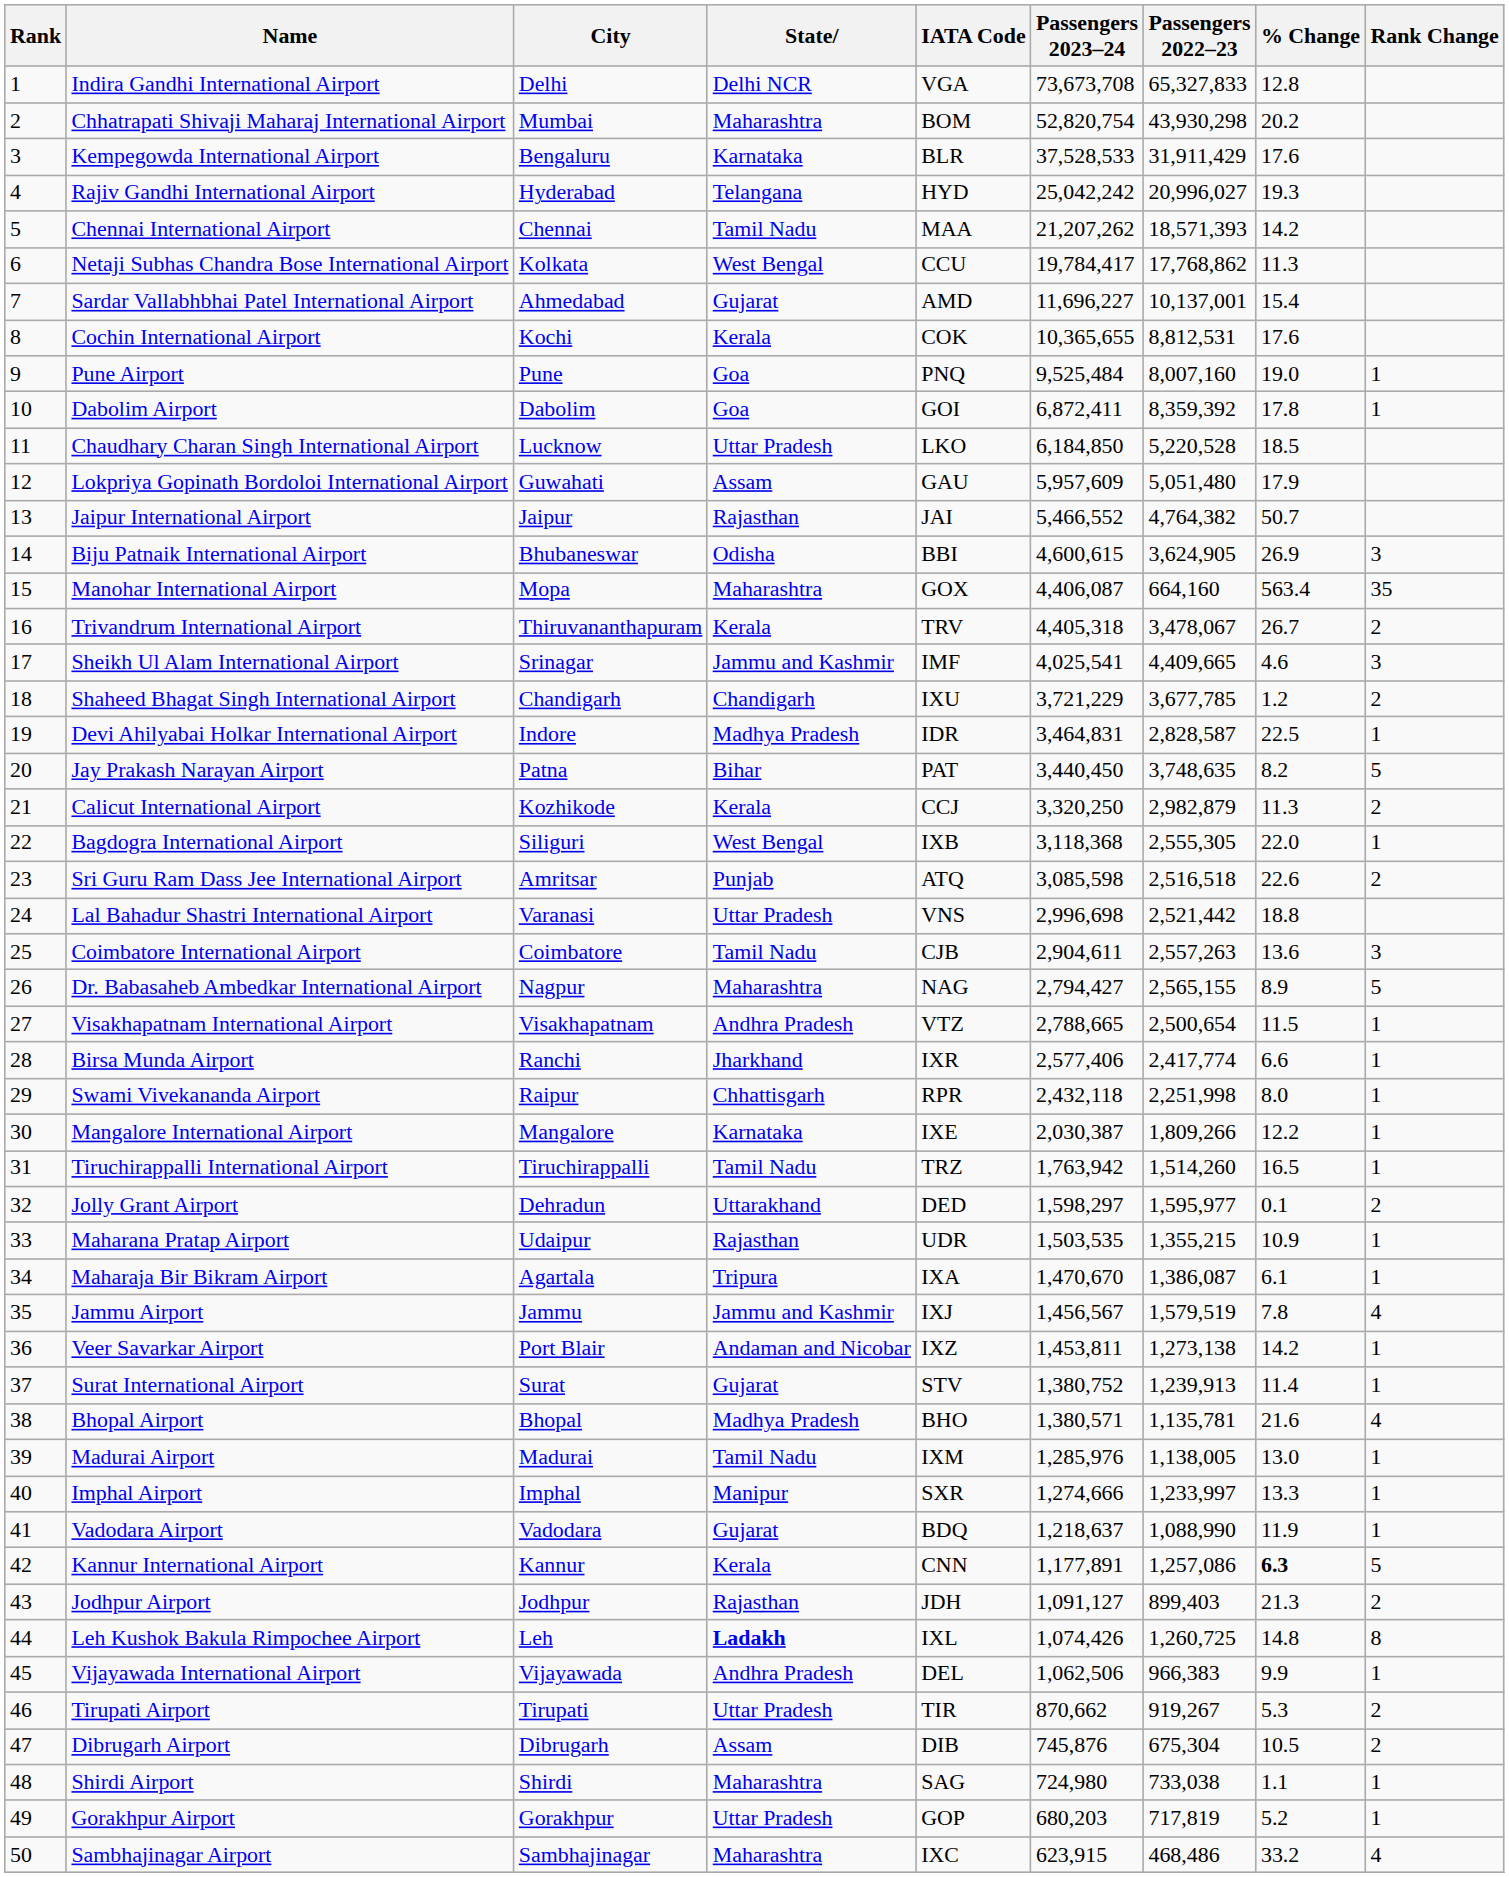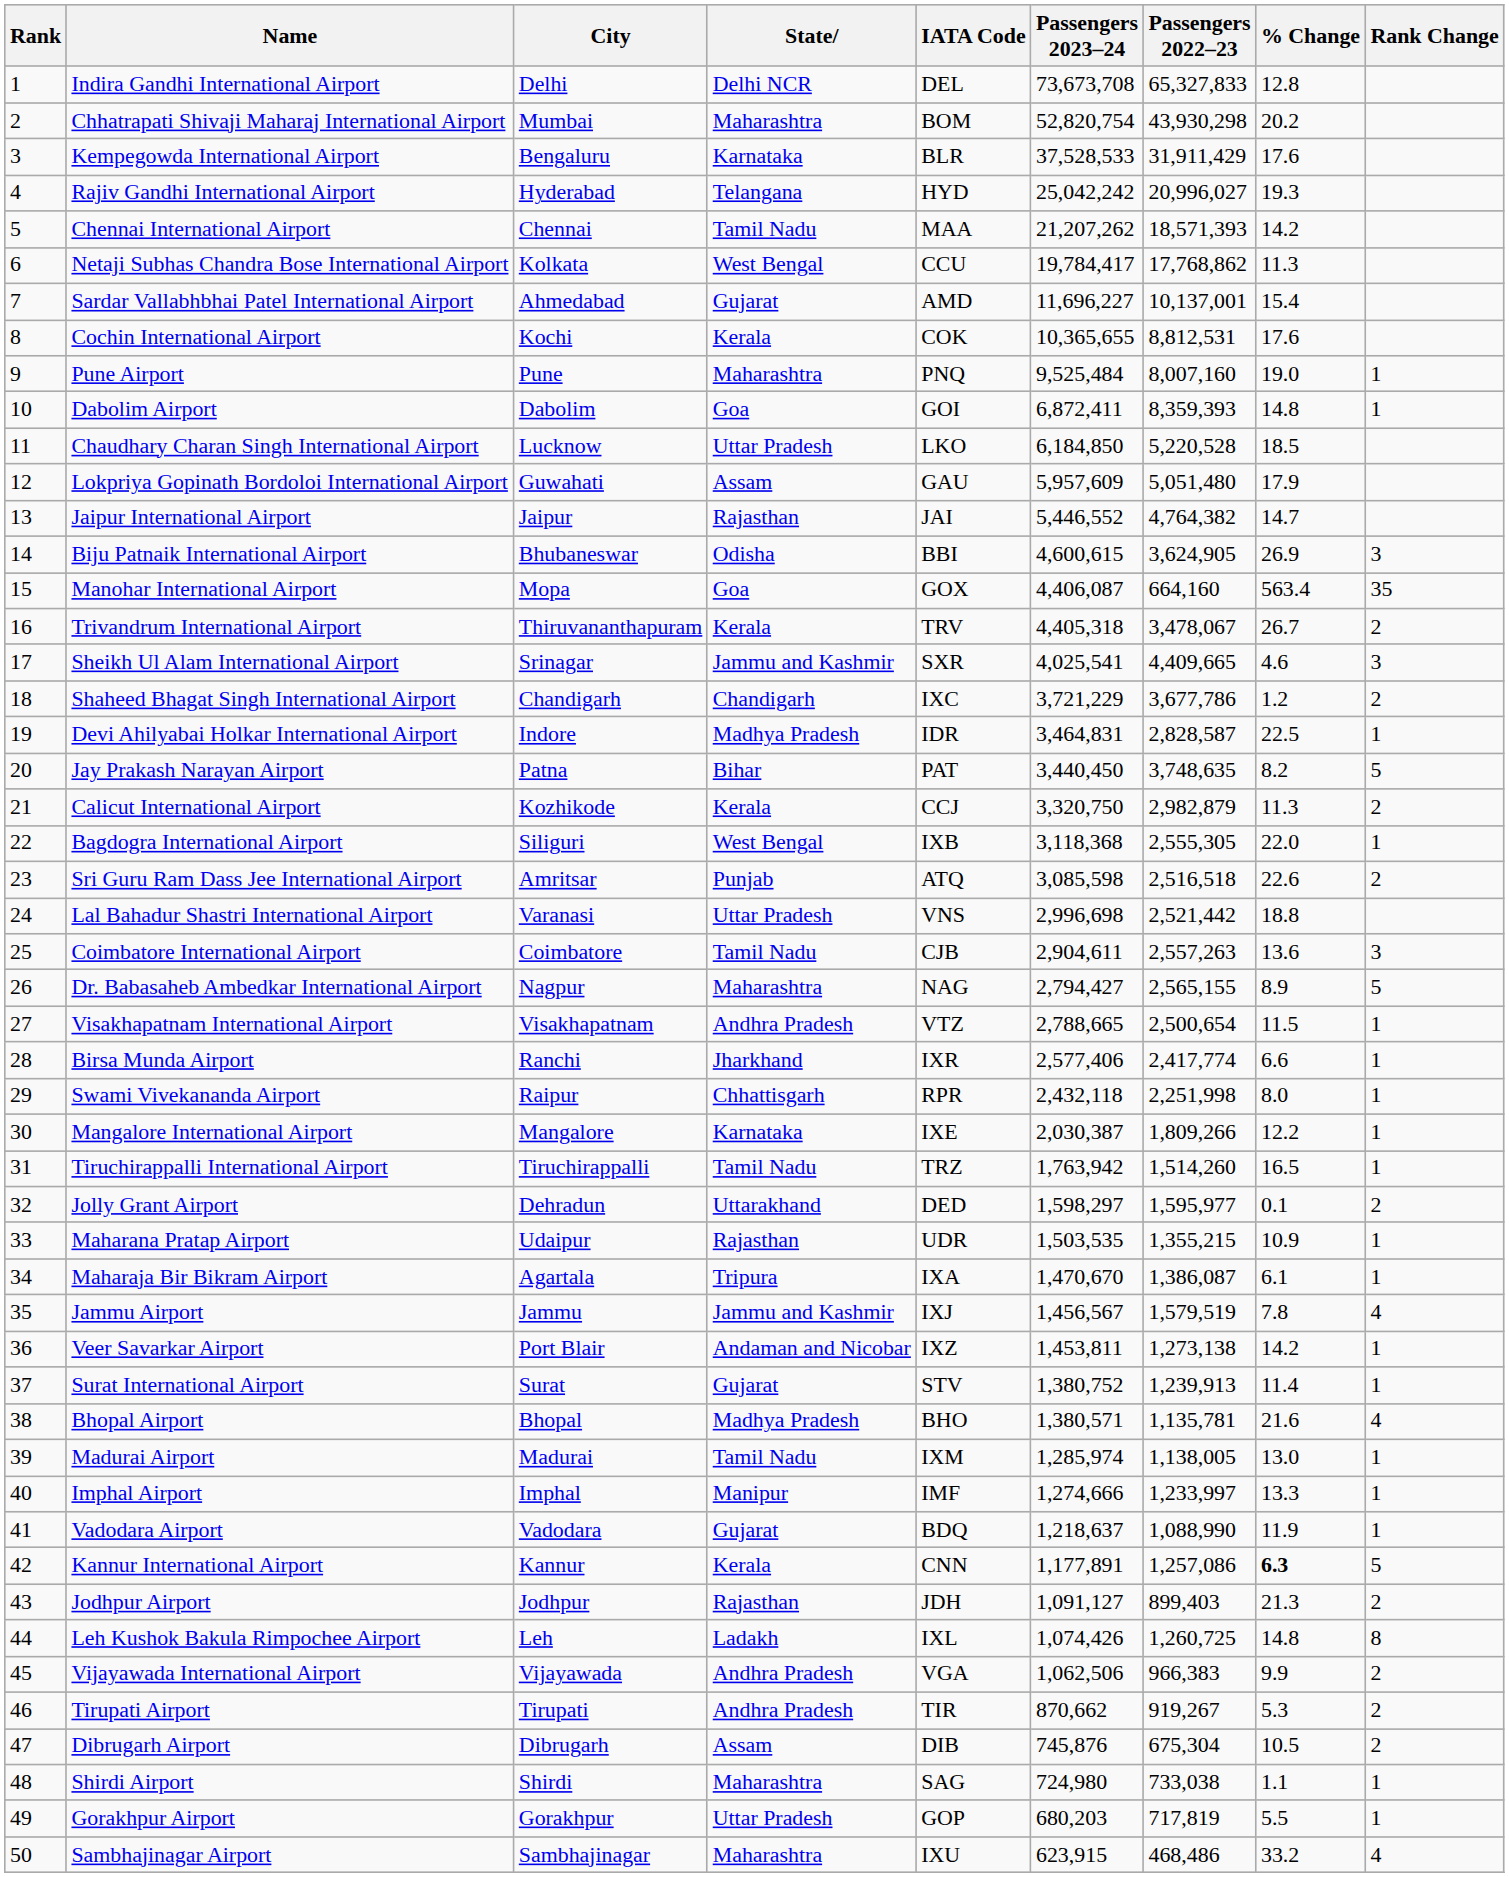(945, 84) VGA -> (943, 84) DEL
(731, 373) Goa -> (767, 373) Maharashtra
(1192, 409) 8,359,392 -> (1192, 409) 8,359,393
(1280, 409) 17.8 -> (1280, 409) 14.8
(1080, 517) 5,466,552 -> (1080, 517) 5,446,552
(1280, 517) 50.7 -> (1280, 517) 14.7
(767, 589) Maharashtra -> (731, 589) Goa
(941, 662) IMF -> (943, 662) SXR
(941, 698) IXU -> (940, 698) IXC
(1192, 698) 3,677,785 -> (1192, 698) 3,677,786
(1080, 806) 3,320,250 -> (1080, 806) 3,320,750
(1080, 1456) 1,285,976 -> (1080, 1456) 1,285,974
(943, 1492) SXR -> (941, 1492) IMF
(749, 1637) bold -> (746, 1637) normal
(943, 1673) DEL -> (945, 1673) VGA
(1376, 1673) 1 -> (1376, 1673) 2
(773, 1709) Uttar Pradesh -> (783, 1709) Andhra Pradesh
(1275, 1818) 5.2 -> (1275, 1818) 5.5
(940, 1854) IXC -> (941, 1854) IXU
